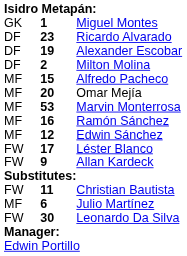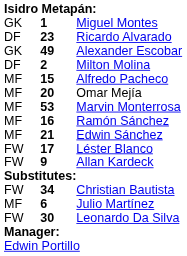(12, 51) DF -> (13, 51) GK
(47, 51) 19 -> (47, 51) 49
(47, 134) 12 -> (47, 134) 21
(47, 190) 11 -> (47, 190) 34
